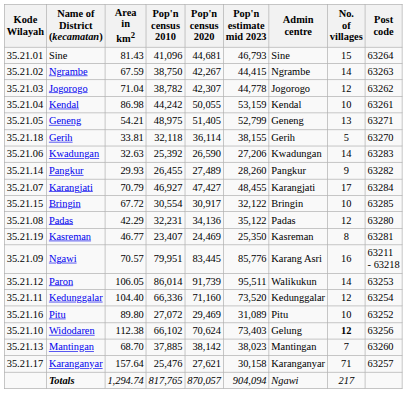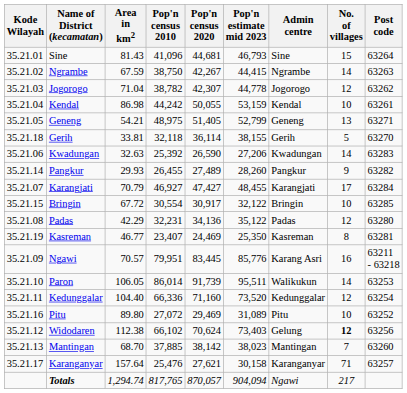(25, 281) 35.21.12 -> (25, 281) 35.21.10
(25, 331) 35.21.10 -> (25, 331) 35.21.12
